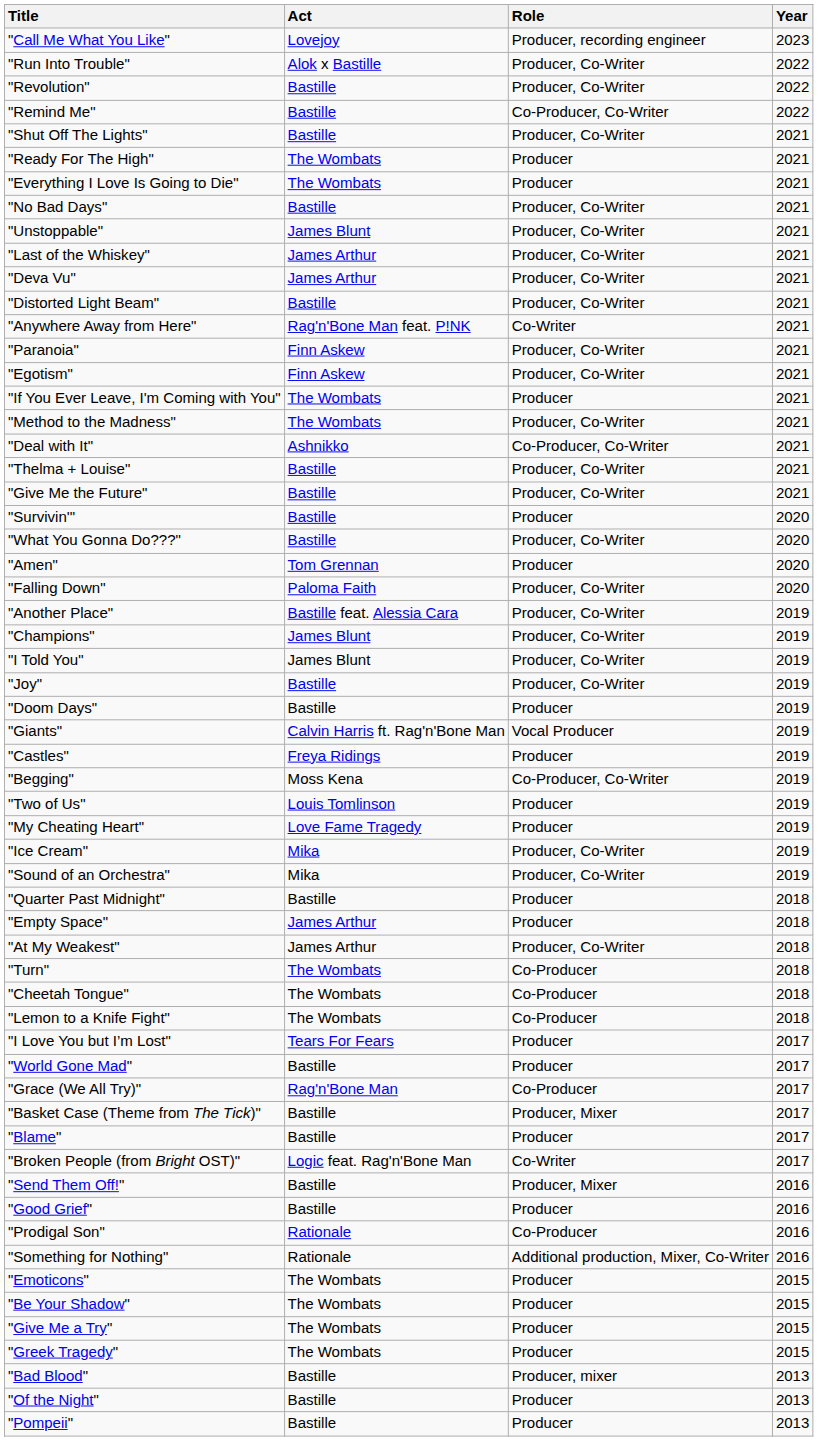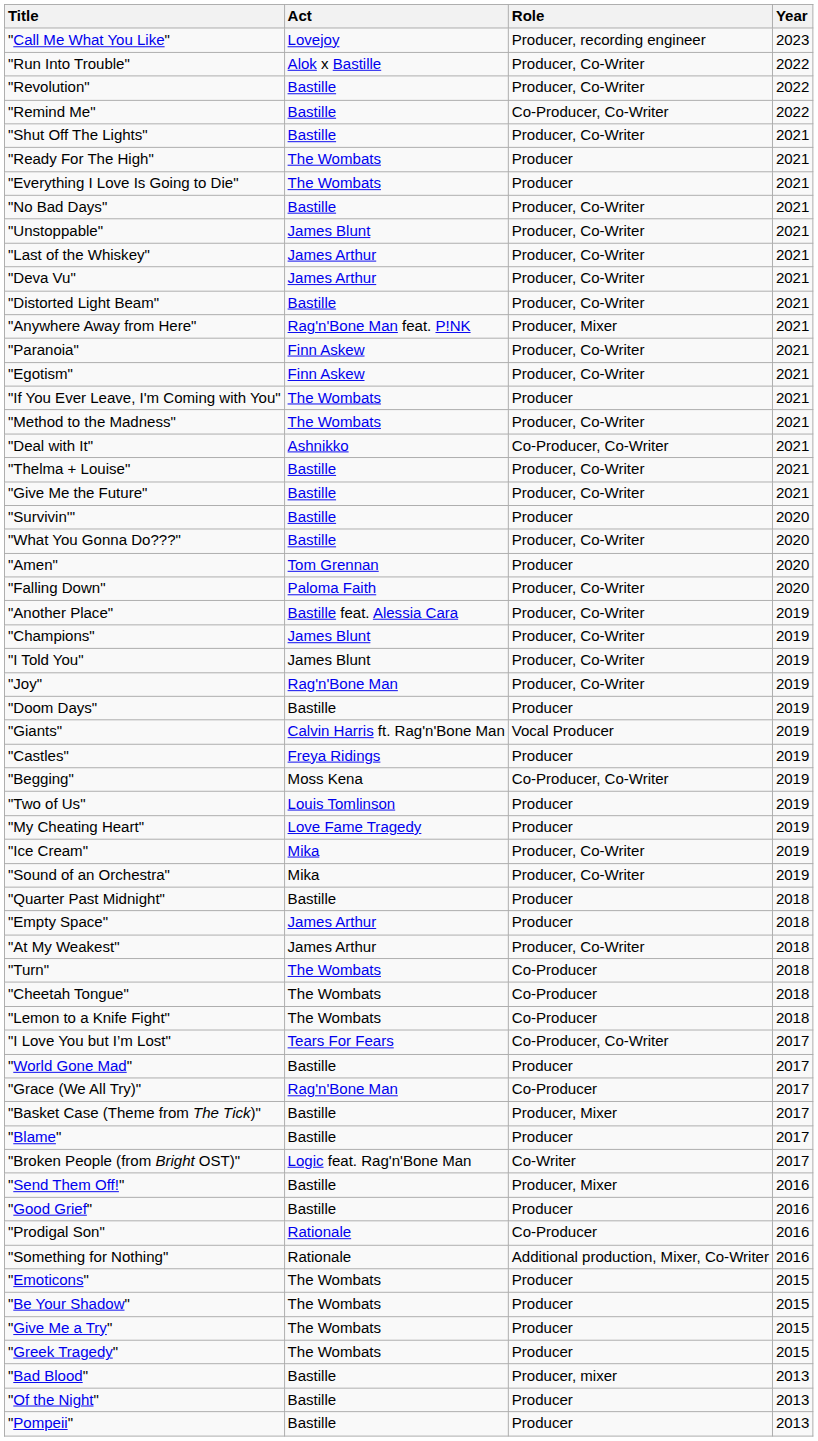(544, 326) Co-Writer -> (564, 326) Producer, Mixer
(312, 684) Bastille -> (343, 684) Rag'n'Bone Man
(542, 1042) Producer -> (590, 1042) Co-Producer, Co-Writer
